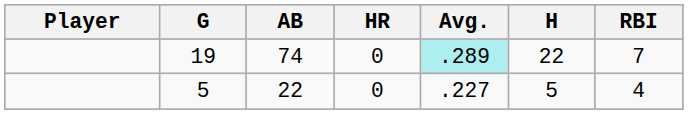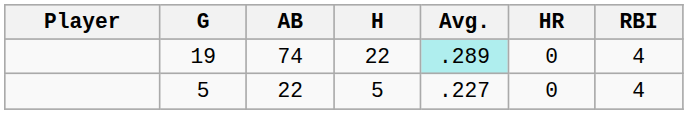columns swapped: (552, 22) <-> (377, 22)
(639, 57) 7 -> (639, 57) 4
